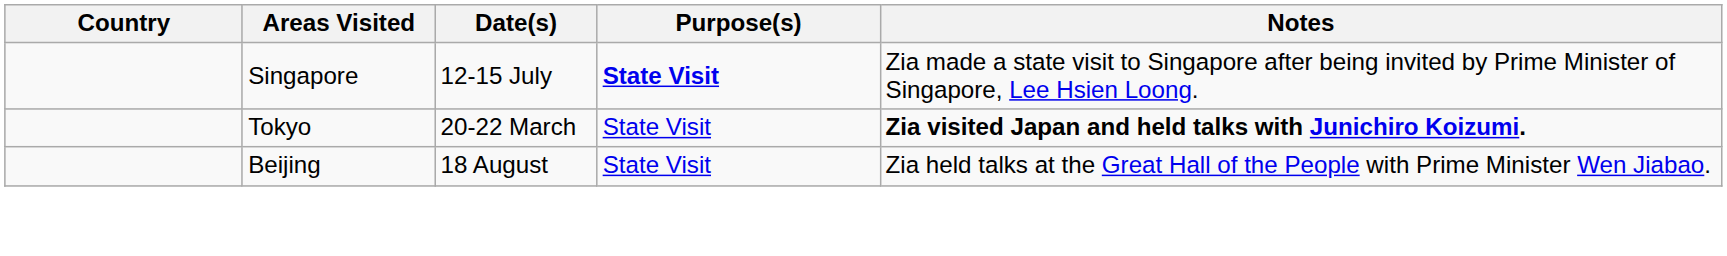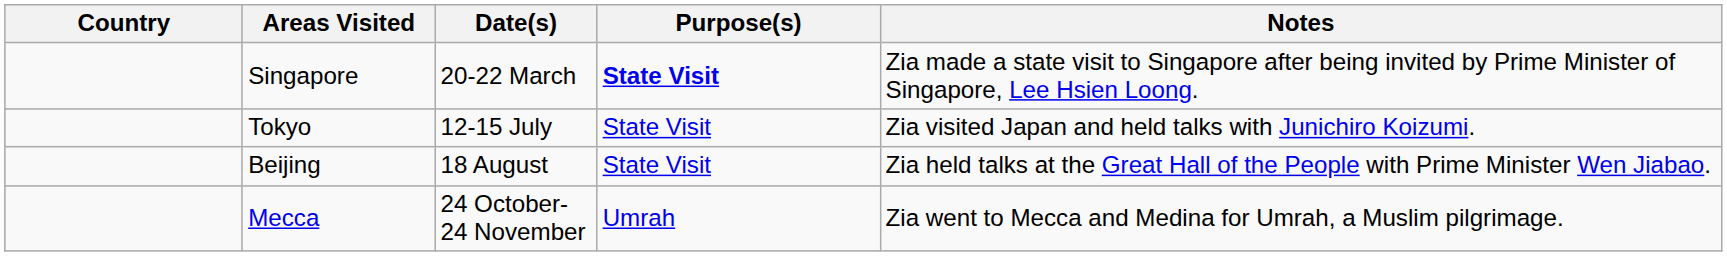(496, 75) 12-15 July -> (508, 75) 20-22 March
(508, 127) 20-22 March -> (496, 127) 12-15 July
(1206, 127) bold -> (1180, 127) normal
+ row: (284, 217)
